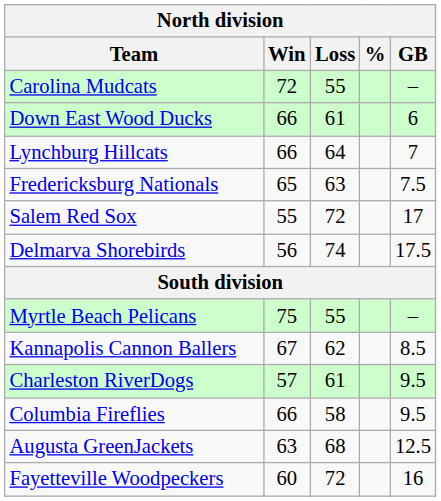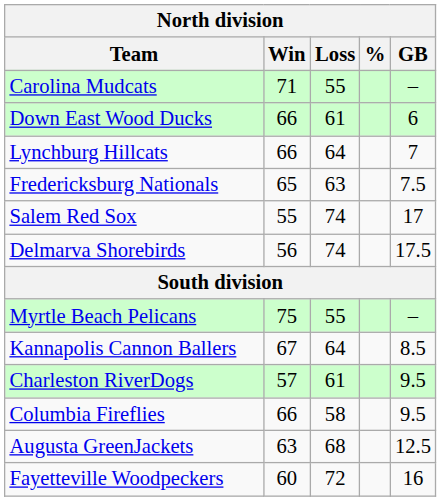(287, 86) 72 -> (287, 86) 71
(335, 217) 72 -> (335, 217) 74
(335, 348) 62 -> (335, 348) 64
